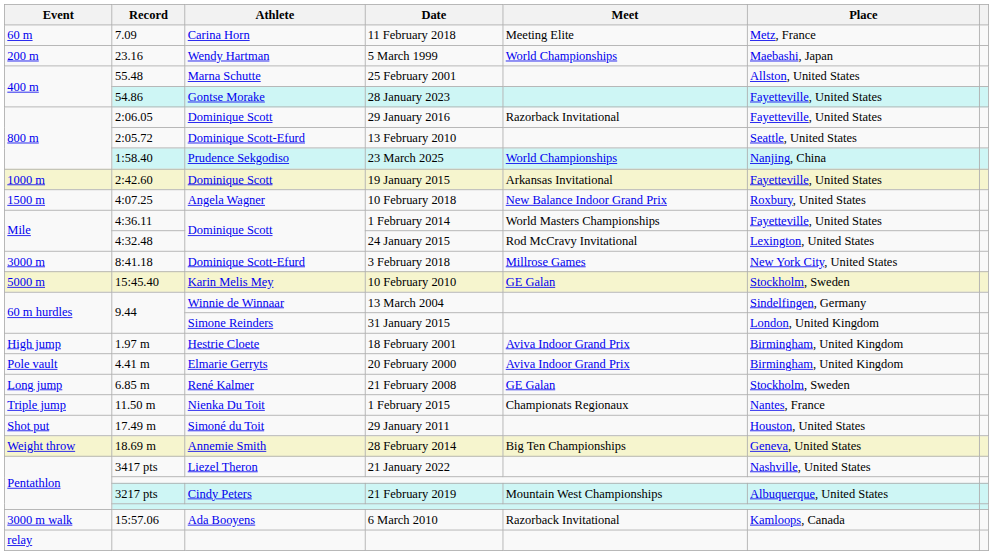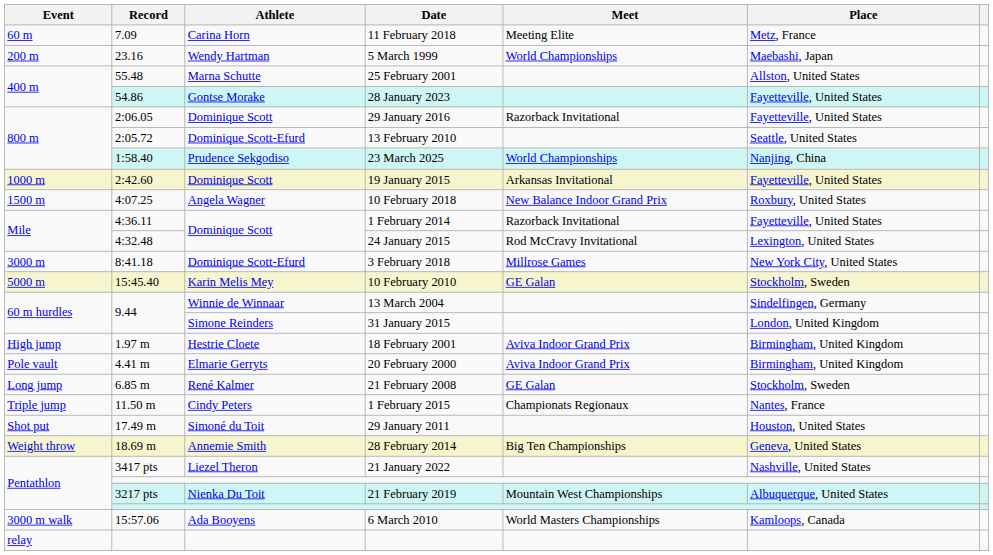(583, 220) World Masters Championships -> (563, 220) Razorback Invitational
(226, 405) Nienka Du Toit -> (220, 405) Cindy Peters
(220, 493) Cindy Peters -> (226, 493) Nienka Du Toit
(563, 519) Razorback Invitational -> (583, 519) World Masters Championships
